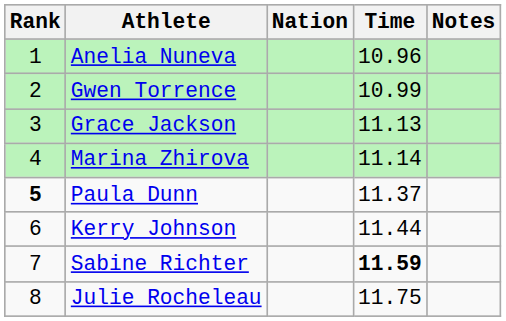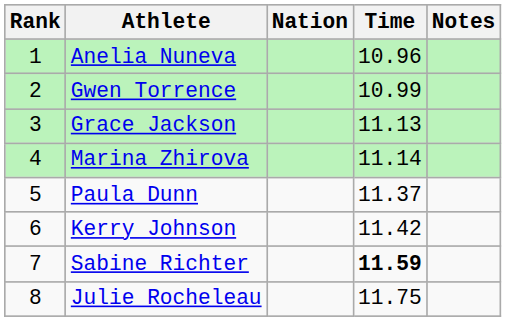(35, 195) bold -> (35, 195) normal
(390, 229) 11.44 -> (390, 229) 11.42
